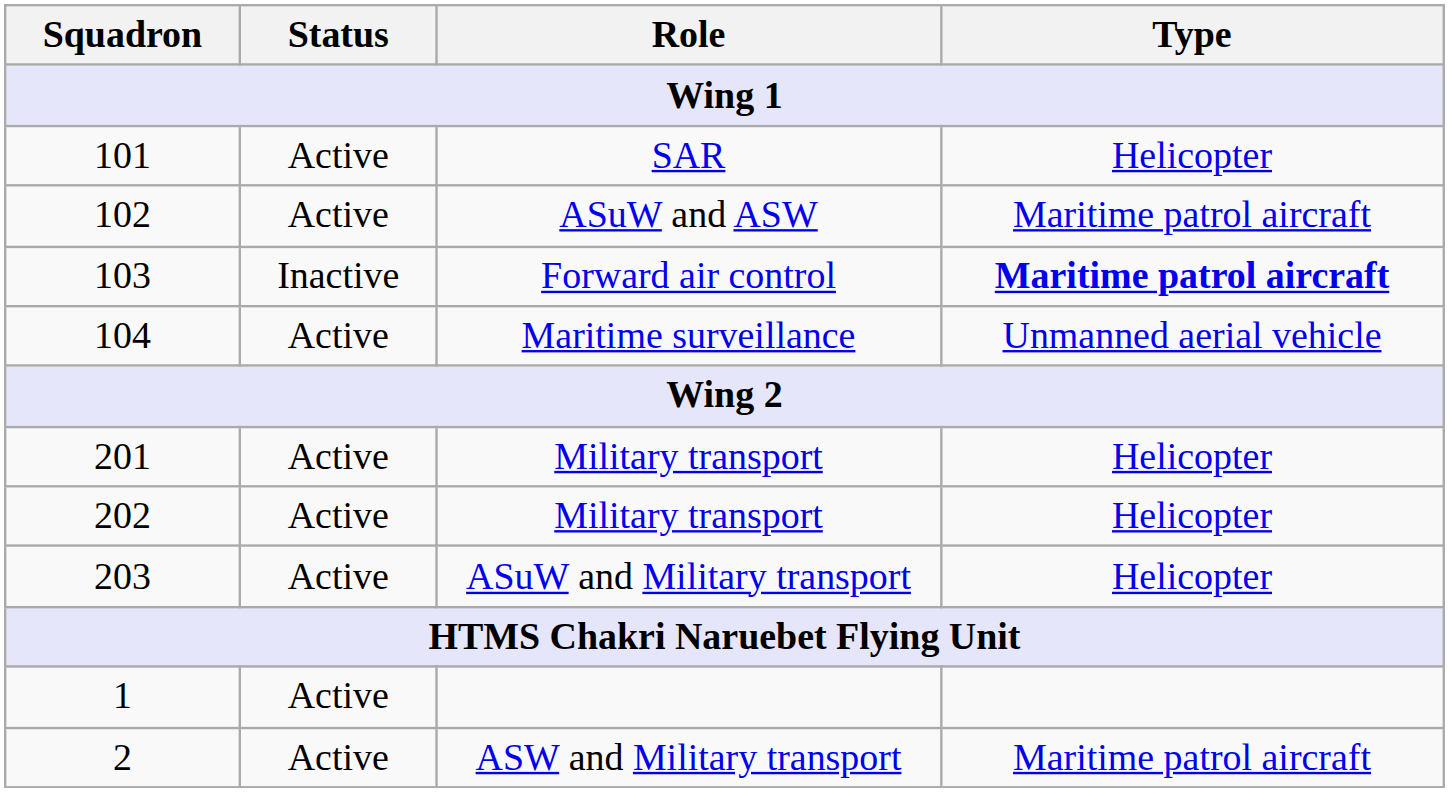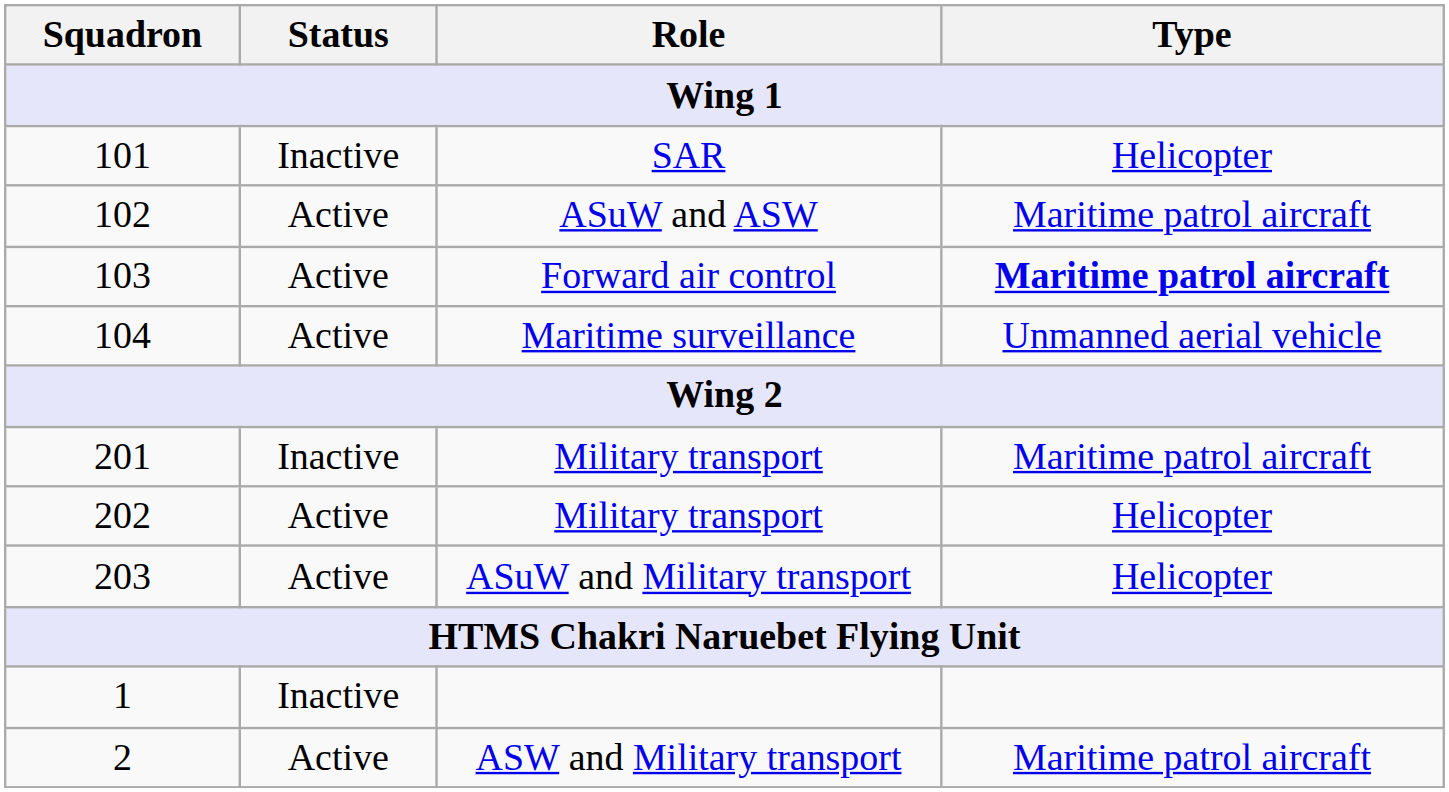(338, 154) Active -> (338, 154) Inactive
(338, 275) Inactive -> (338, 275) Active
(338, 455) Active -> (338, 455) Inactive
(1192, 455) Helicopter -> (1192, 455) Maritime patrol aircraft
(338, 696) Active -> (338, 696) Inactive
